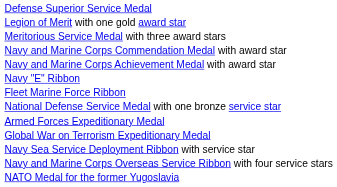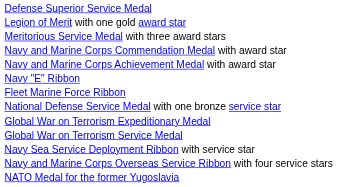- row: (84, 121)
+ row: (94, 135)
